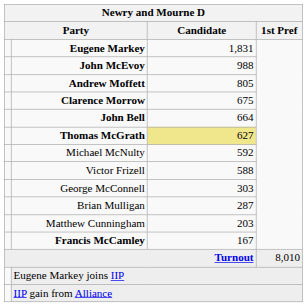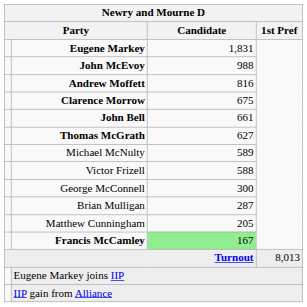(245, 83) 805 -> (245, 83) 816
(245, 118) 664 -> (245, 118) 661
(245, 135) khaki background -> (245, 135) no background
(245, 153) 592 -> (245, 153) 589
(245, 188) 303 -> (245, 188) 300
(245, 223) 203 -> (245, 223) 205
(245, 240) no background -> (245, 240) lightgreen background
(288, 258) 8,010 -> (288, 258) 8,013
